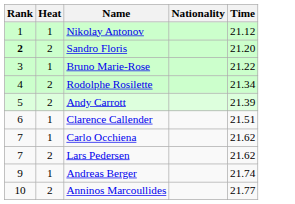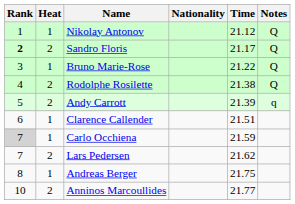+ column: (274, 13)
(243, 48) 21.20 -> (243, 48) 21.17
(243, 84) 21.34 -> (243, 84) 21.38
(20, 137) no background -> (20, 137) lightgrey background
(243, 137) 21.62 -> (243, 137) 21.59
(20, 173) 9 -> (20, 173) 8
(243, 173) 21.74 -> (243, 173) 21.75
